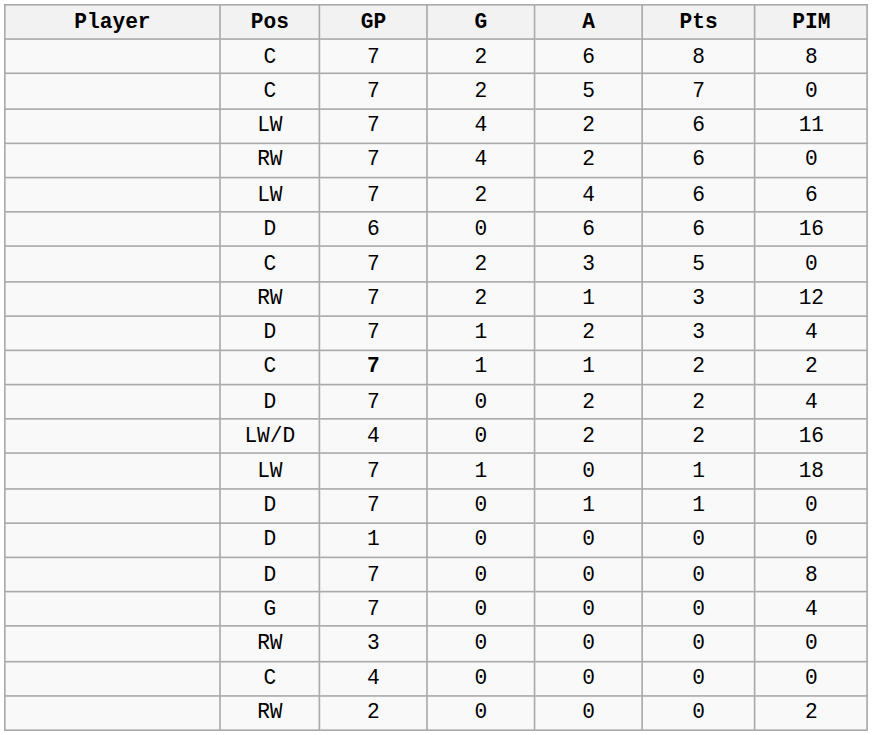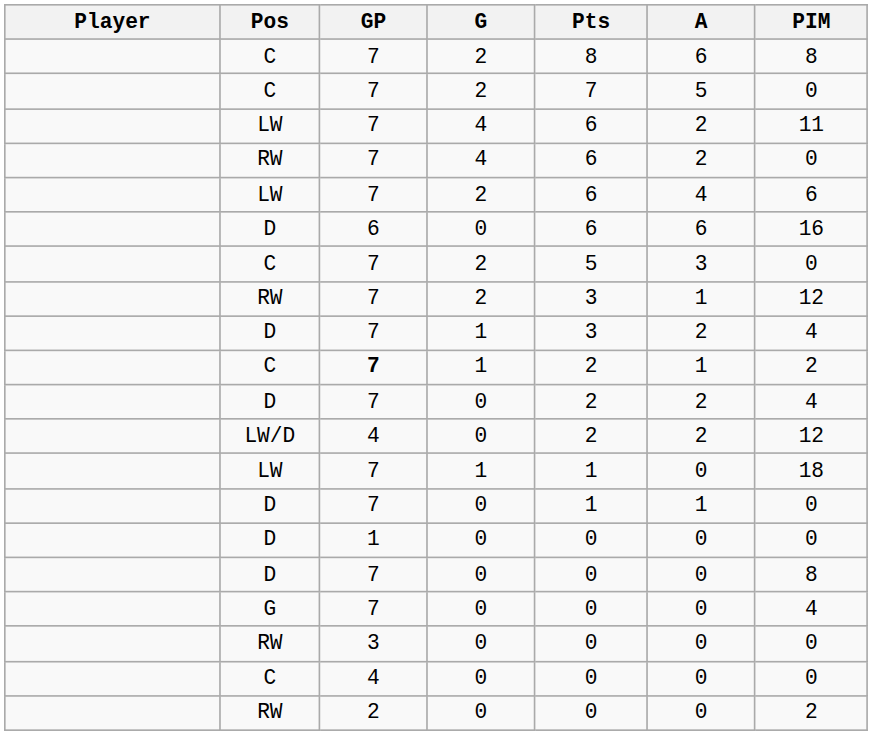columns swapped: (589, 22) <-> (699, 22)
(811, 437) 16 -> (811, 437) 12
